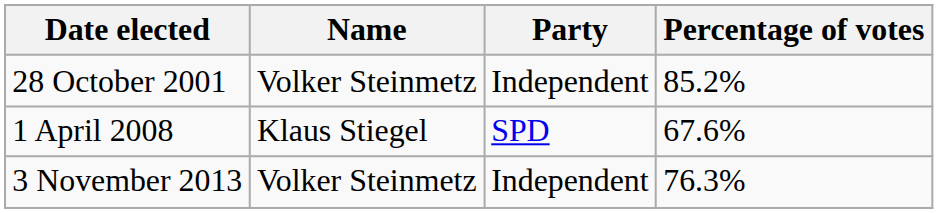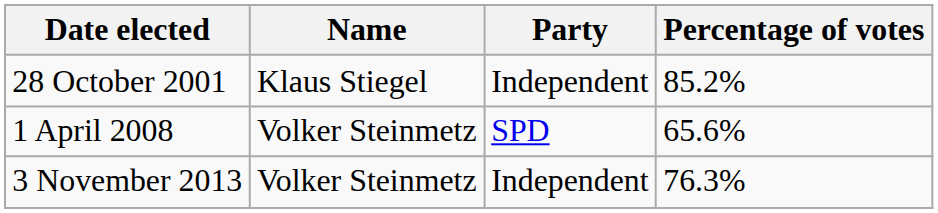(367, 80) Volker Steinmetz -> (342, 80) Klaus Stiegel
(342, 130) Klaus Stiegel -> (367, 130) Volker Steinmetz
(704, 130) 67.6% -> (704, 130) 65.6%
